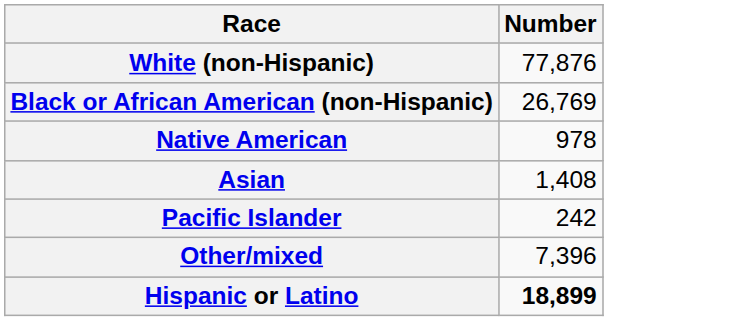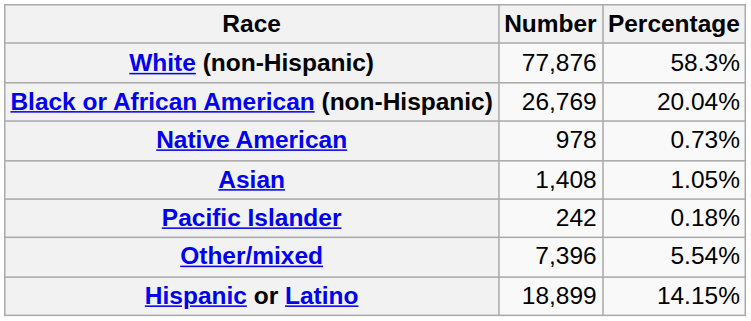+ column: (674, 23)
(559, 295) bold -> (559, 295) normal
